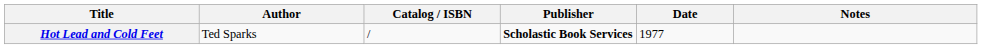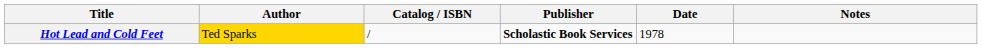(229, 33) no background -> (229, 33) gold background
(652, 33) 1977 -> (652, 33) 1978
